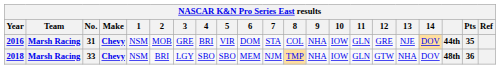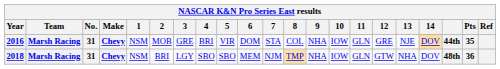(91, 56) 33 -> (91, 56) 31
